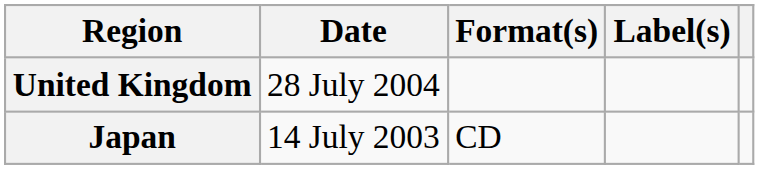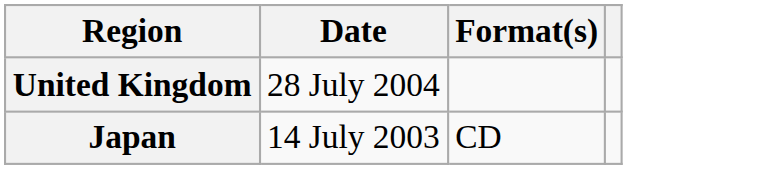- column: (672, 31)
